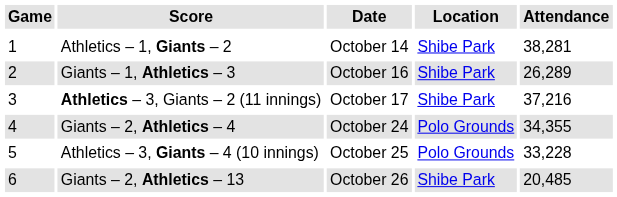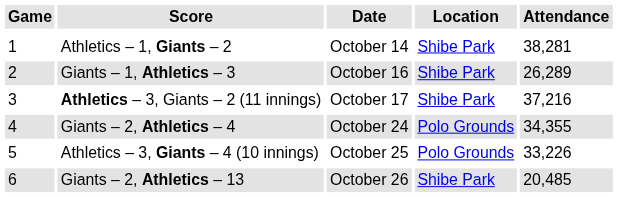(547, 153) 33,228 -> (547, 153) 33,226
